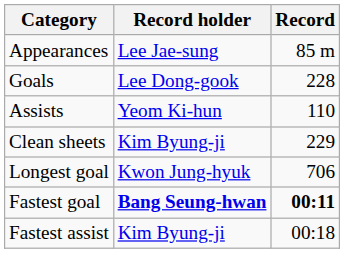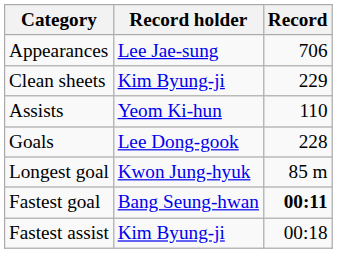(316, 50) 85 m -> (313, 50) 706
rows swapped: (31, 80) <-> (57, 141)
(321, 171) 706 -> (308, 171) 85 m
(192, 202) bold -> (188, 202) normal
